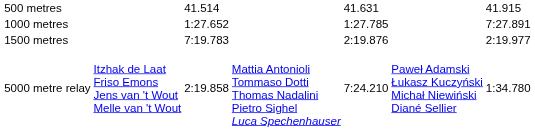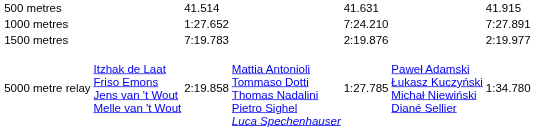(366, 24) 1:27.785 -> (366, 24) 7:24.210
(366, 88) 7:24.210 -> (366, 88) 1:27.785
